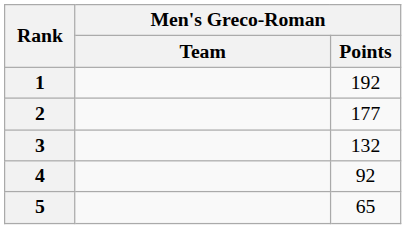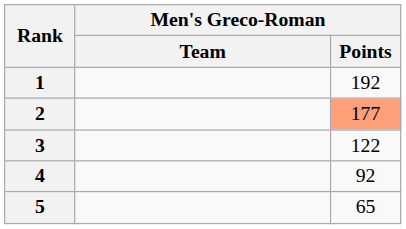(366, 113) no background -> (366, 113) lightsalmon background
(366, 144) 132 -> (366, 144) 122
